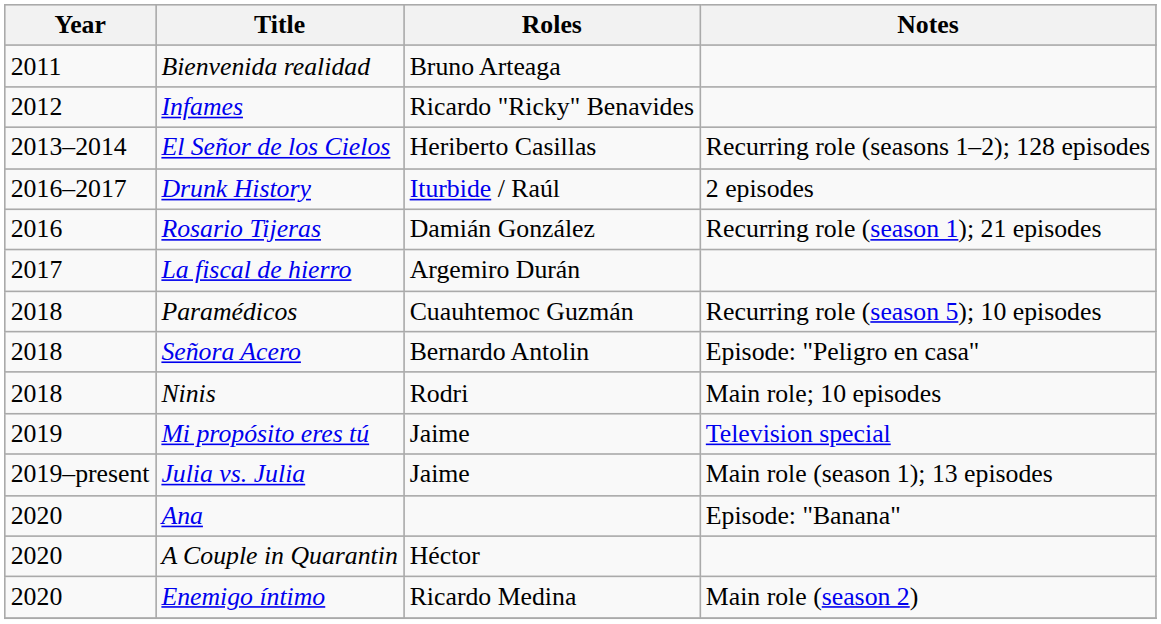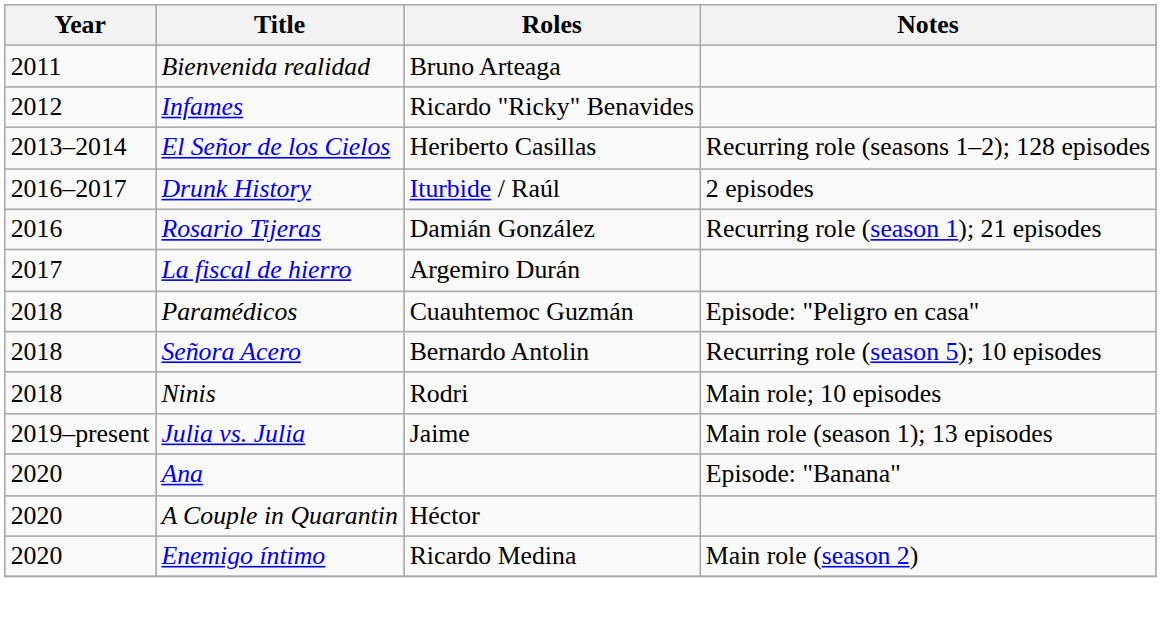(904, 310) Recurring role (season 5); 10 episodes -> (843, 310) Episode: "Peligro en casa"
(843, 351) Episode: "Peligro en casa" -> (904, 351) Recurring role (season 5); 10 episodes
- row: (265, 433)
